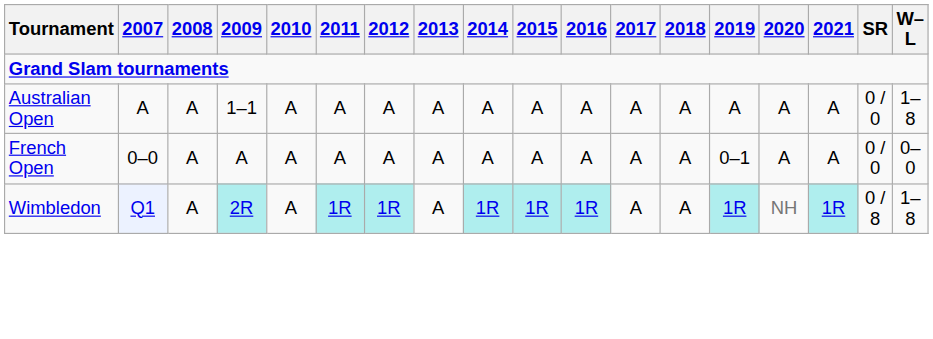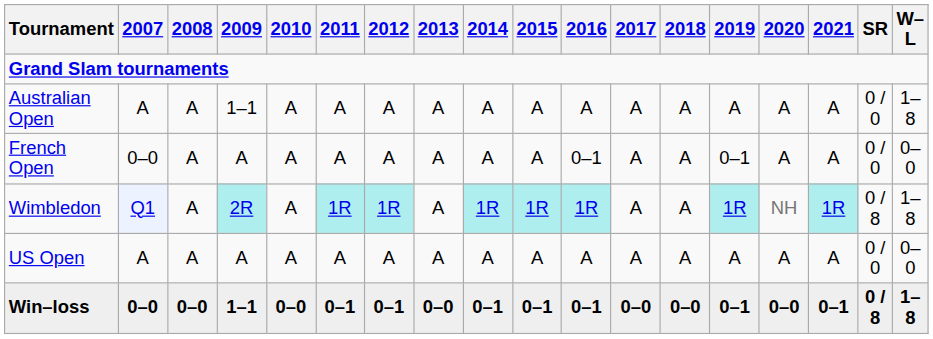(586, 158) A -> (586, 158) 0–1
+ row: (47, 258)
+ row: (49, 308)
